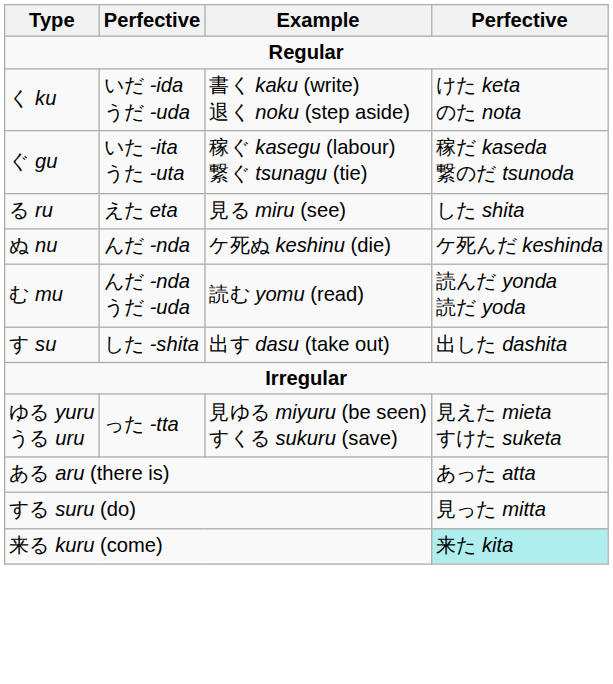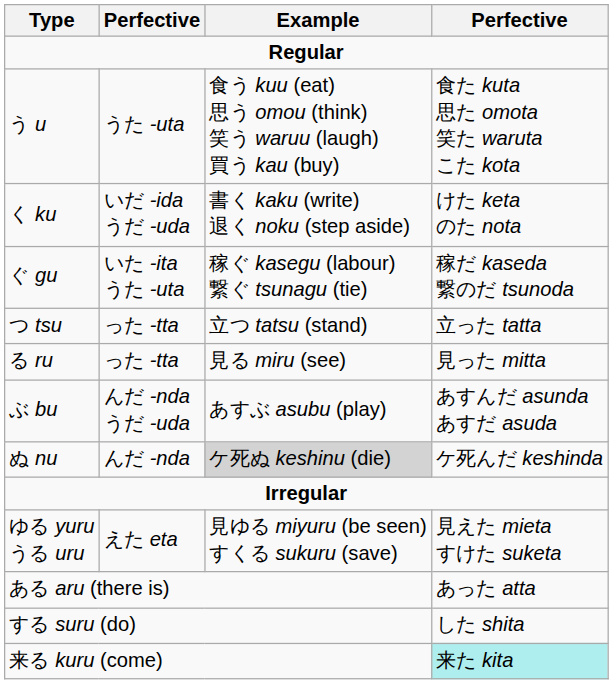+ row: (28, 125)
+ row: (36, 325)
(141, 210) えた eta -> (141, 361) った -tta
(480, 210) した shita -> (491, 361) 見った mitta
+ row: (33, 409)
(300, 245) no background -> (300, 458) lightgrey background
- row: (36, 294)
- row: (33, 343)
(141, 424) った -tta -> (141, 539) えた eta
(491, 509) 見った mitta -> (480, 624) した shita
